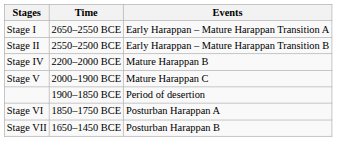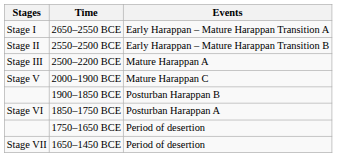+ row: (86, 62)
- row: (86, 62)
(165, 95) Period of desertion -> (173, 95) Posturban Harappan B
+ row: (86, 128)
(173, 128) Posturban Harappan B -> (165, 144) Period of desertion
